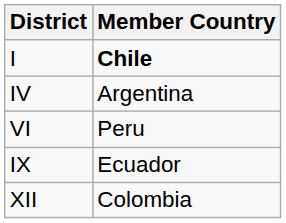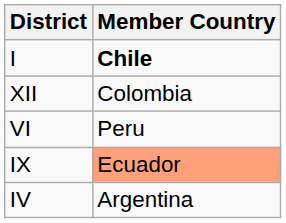rows swapped: (20, 93) <-> (24, 199)
(139, 164) no background -> (139, 164) lightsalmon background
